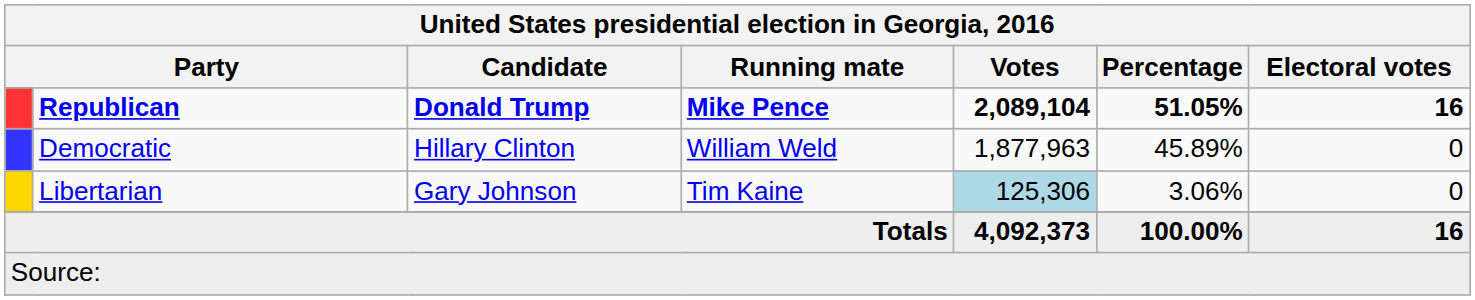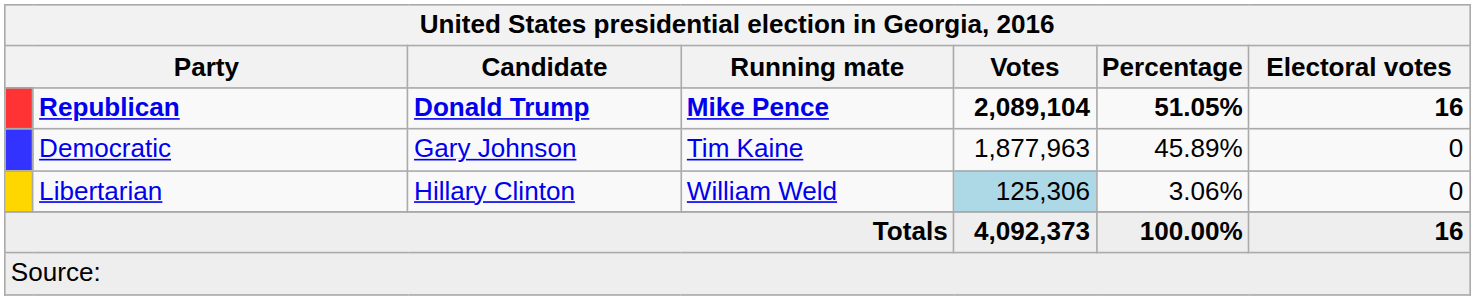(494, 149) Hillary Clinton -> (495, 149) Gary Johnson
(762, 149) William Weld -> (745, 149) Tim Kaine
(495, 190) Gary Johnson -> (494, 190) Hillary Clinton
(745, 190) Tim Kaine -> (762, 190) William Weld
